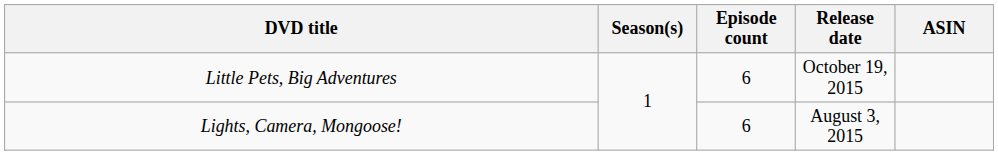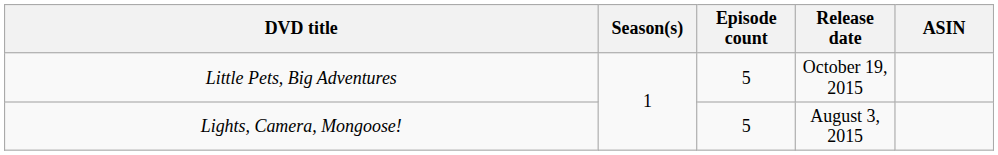(746, 77) 6 -> (746, 77) 5
(746, 125) 6 -> (746, 125) 5
